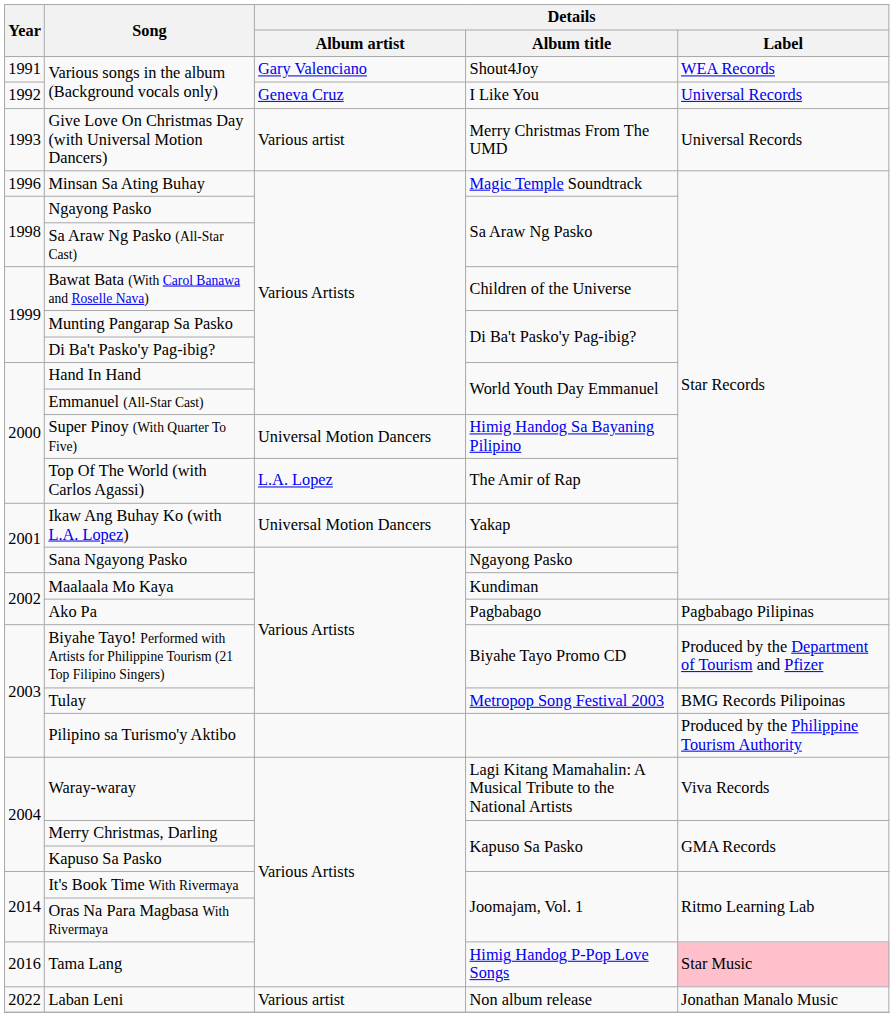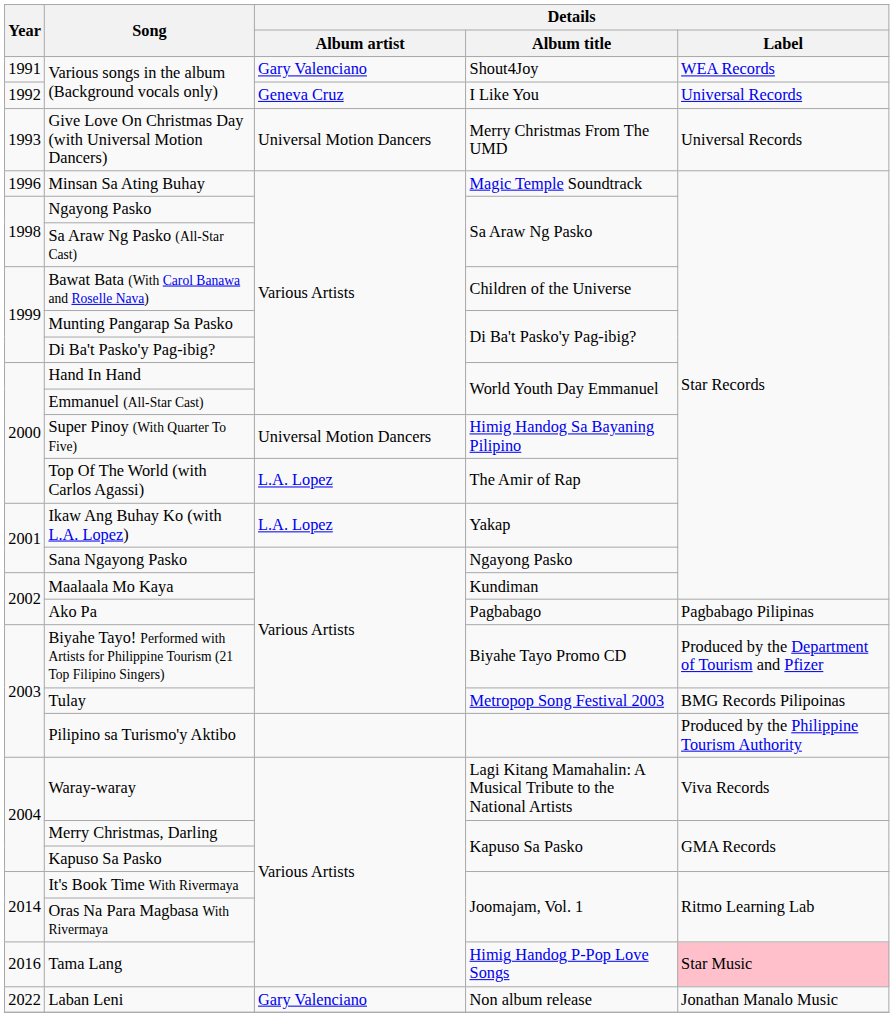(301, 139) Various artist -> (345, 139) Universal Motion Dancers
(345, 525) Universal Motion Dancers -> (295, 525) L.A. Lopez
(301, 999) Various artist -> (313, 999) Gary Valenciano
